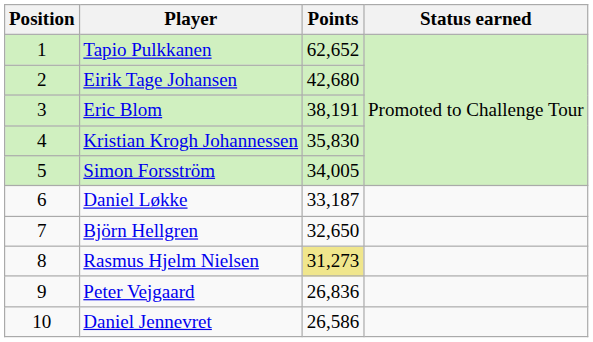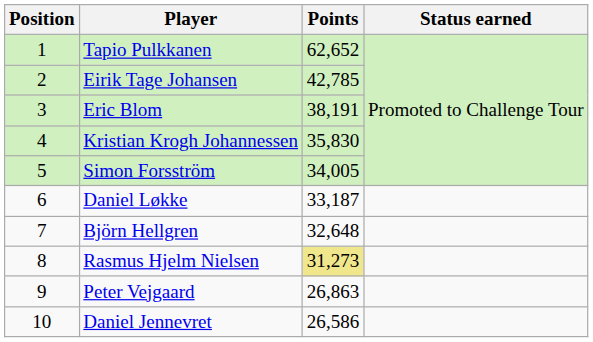(333, 79) 42,680 -> (333, 79) 42,785
(333, 230) 32,650 -> (333, 230) 32,648
(333, 291) 26,836 -> (333, 291) 26,863
